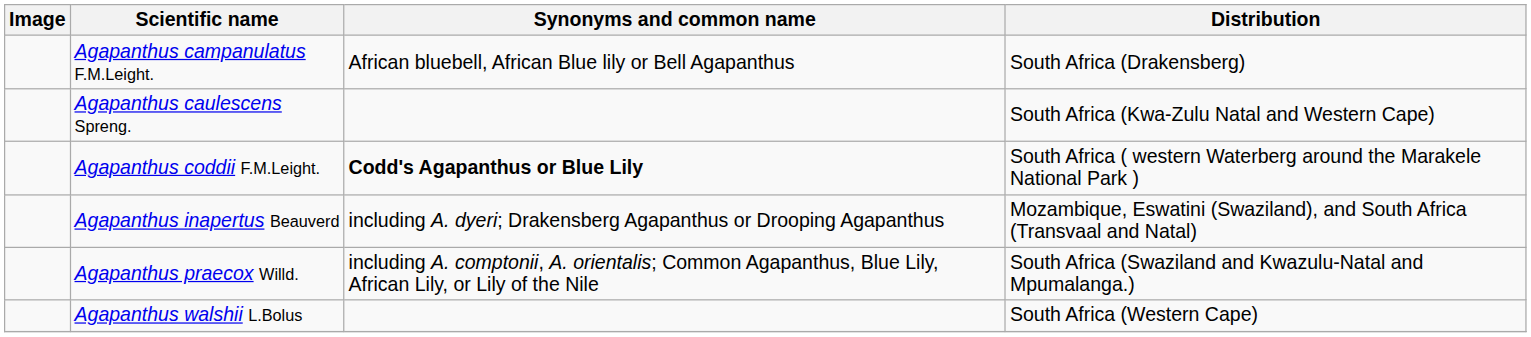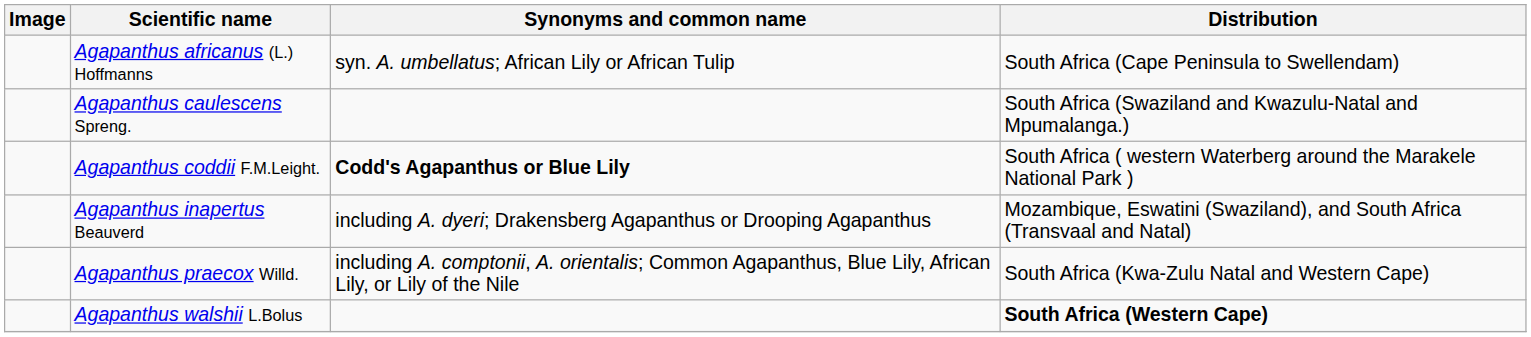+ row: (184, 61)
- row: (190, 61)
(1222, 114) South Africa (Kwa-Zulu Natal and Western Cape) -> (1211, 114) South Africa (Swaziland and Kwazulu-Natal and Mpumalanga.)
(1217, 273) South Africa (Swaziland and Kwazulu-Natal and Mpumalanga.) -> (1217, 273) South Africa (Kwa-Zulu Natal and Western Cape)
(1134, 315) normal -> (1136, 315) bold
